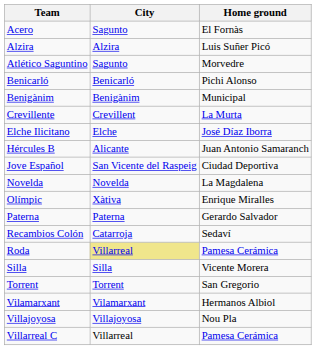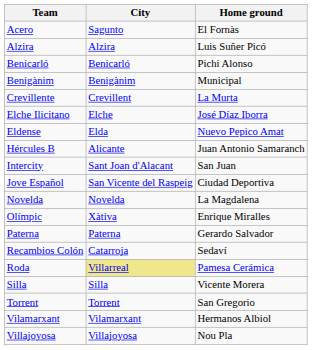- row: (47, 64)
+ row: (24, 132)
+ row: (25, 166)
- row: (32, 336)
